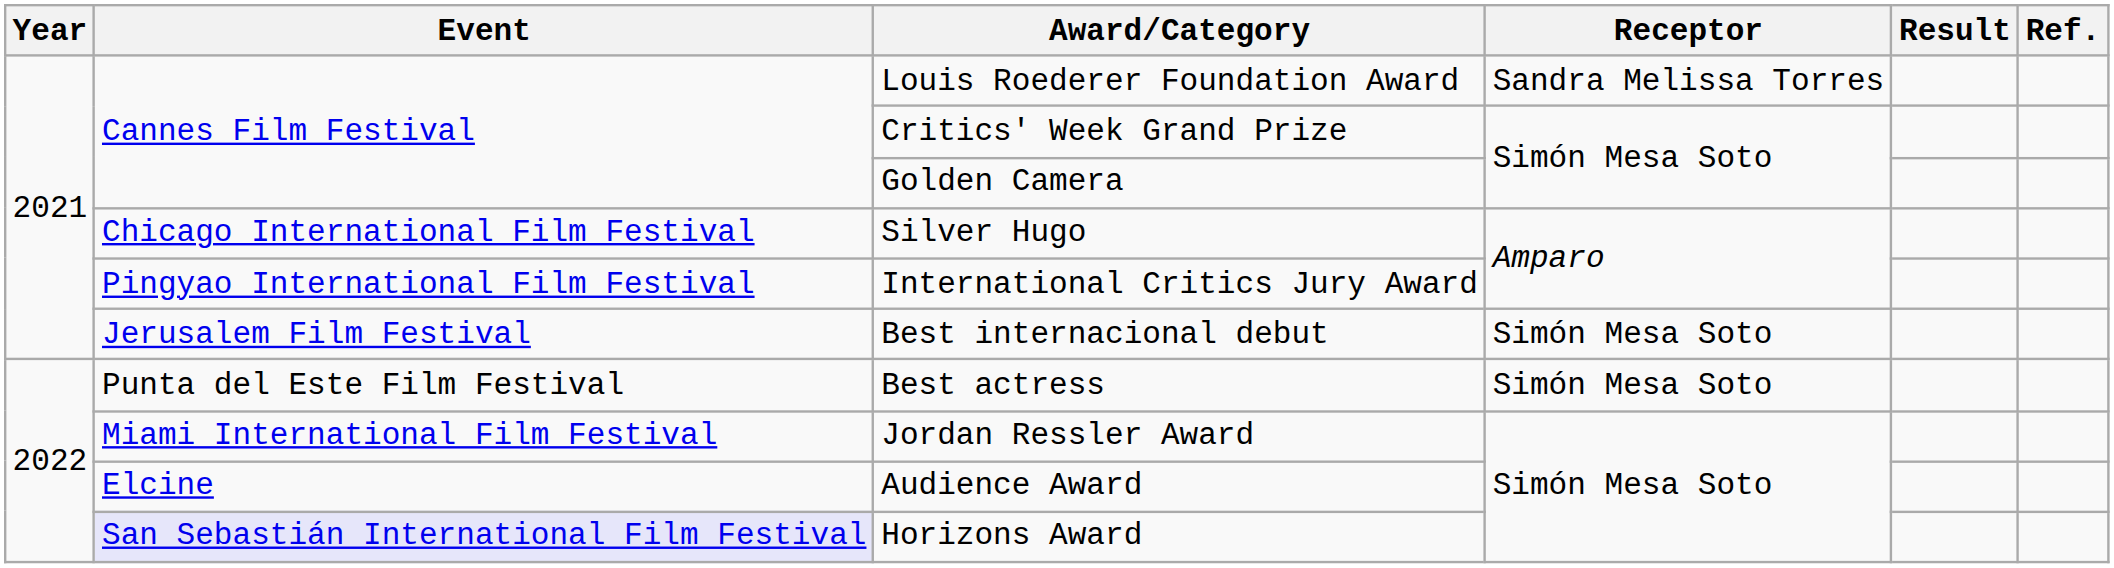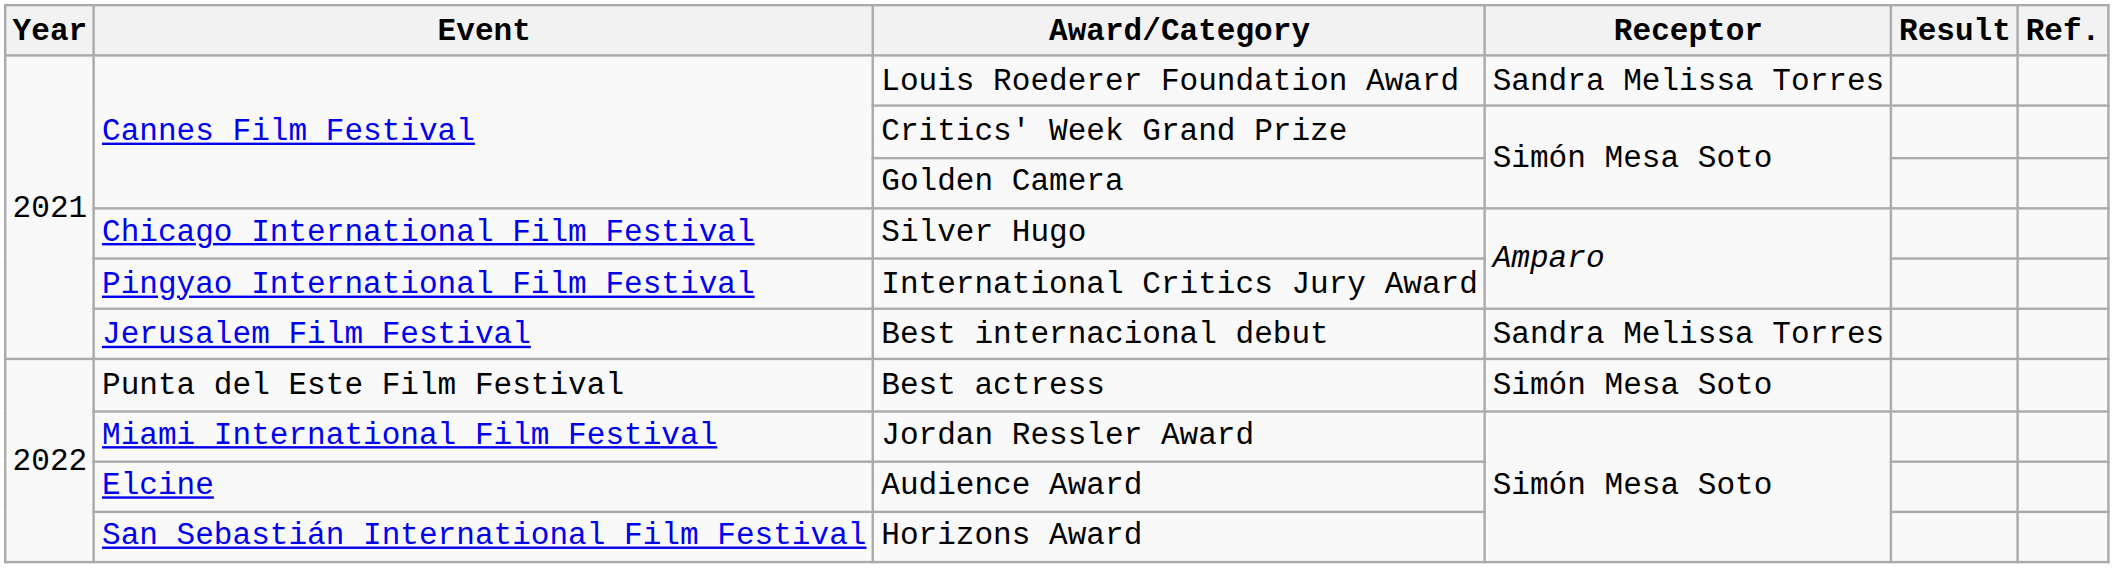(1633, 334) Simón Mesa Soto -> (1688, 334) Sandra Melissa Torres
(484, 537) lavender background -> (484, 537) no background
